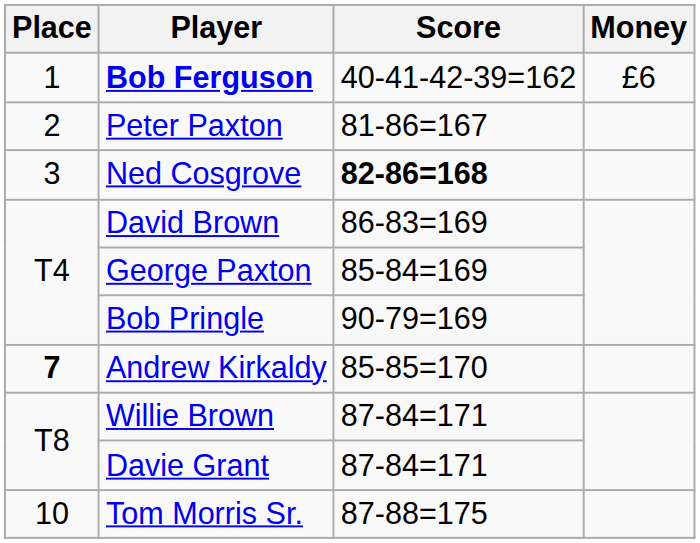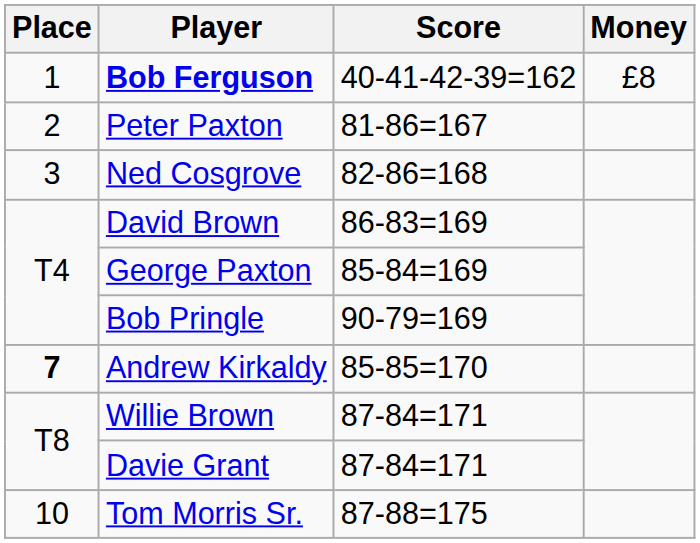(639, 77) £6 -> (639, 77) £8
(414, 174) bold -> (414, 174) normal
